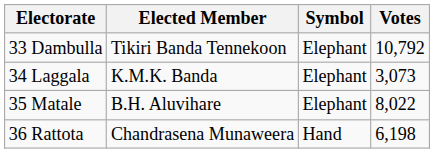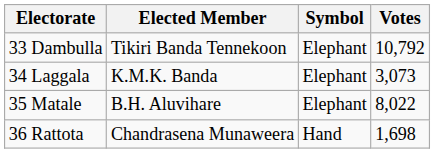(395, 133) 6,198 -> (395, 133) 1,698
